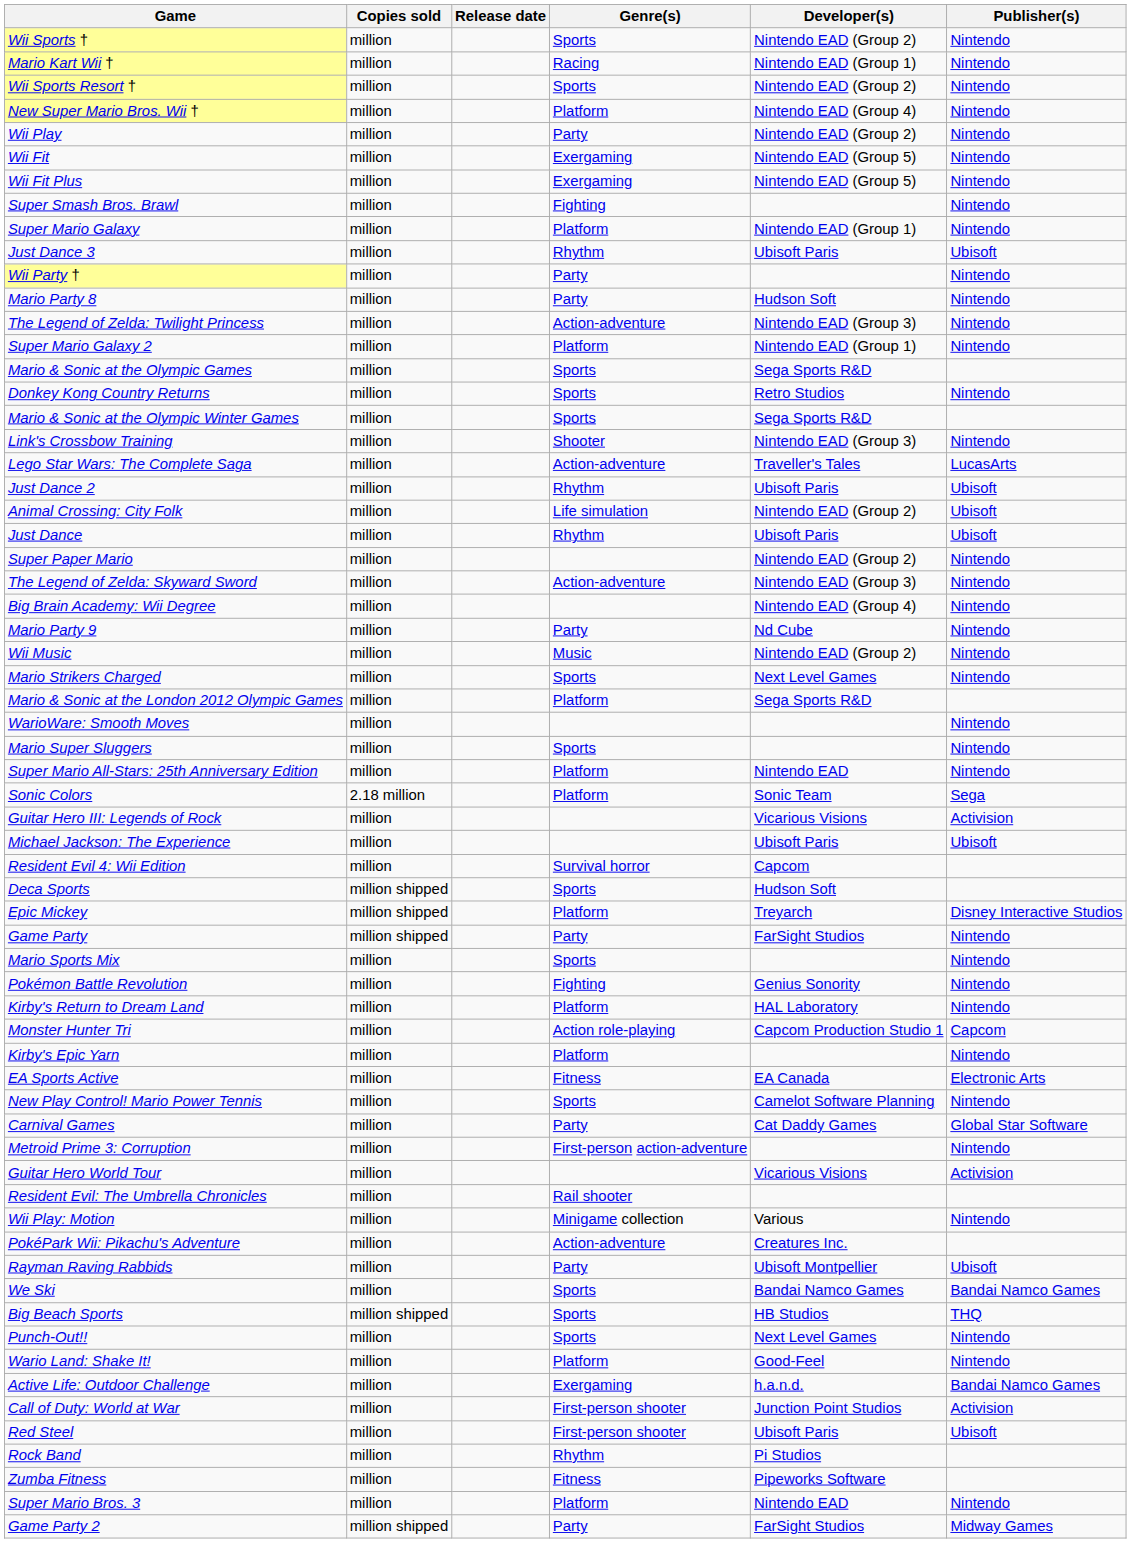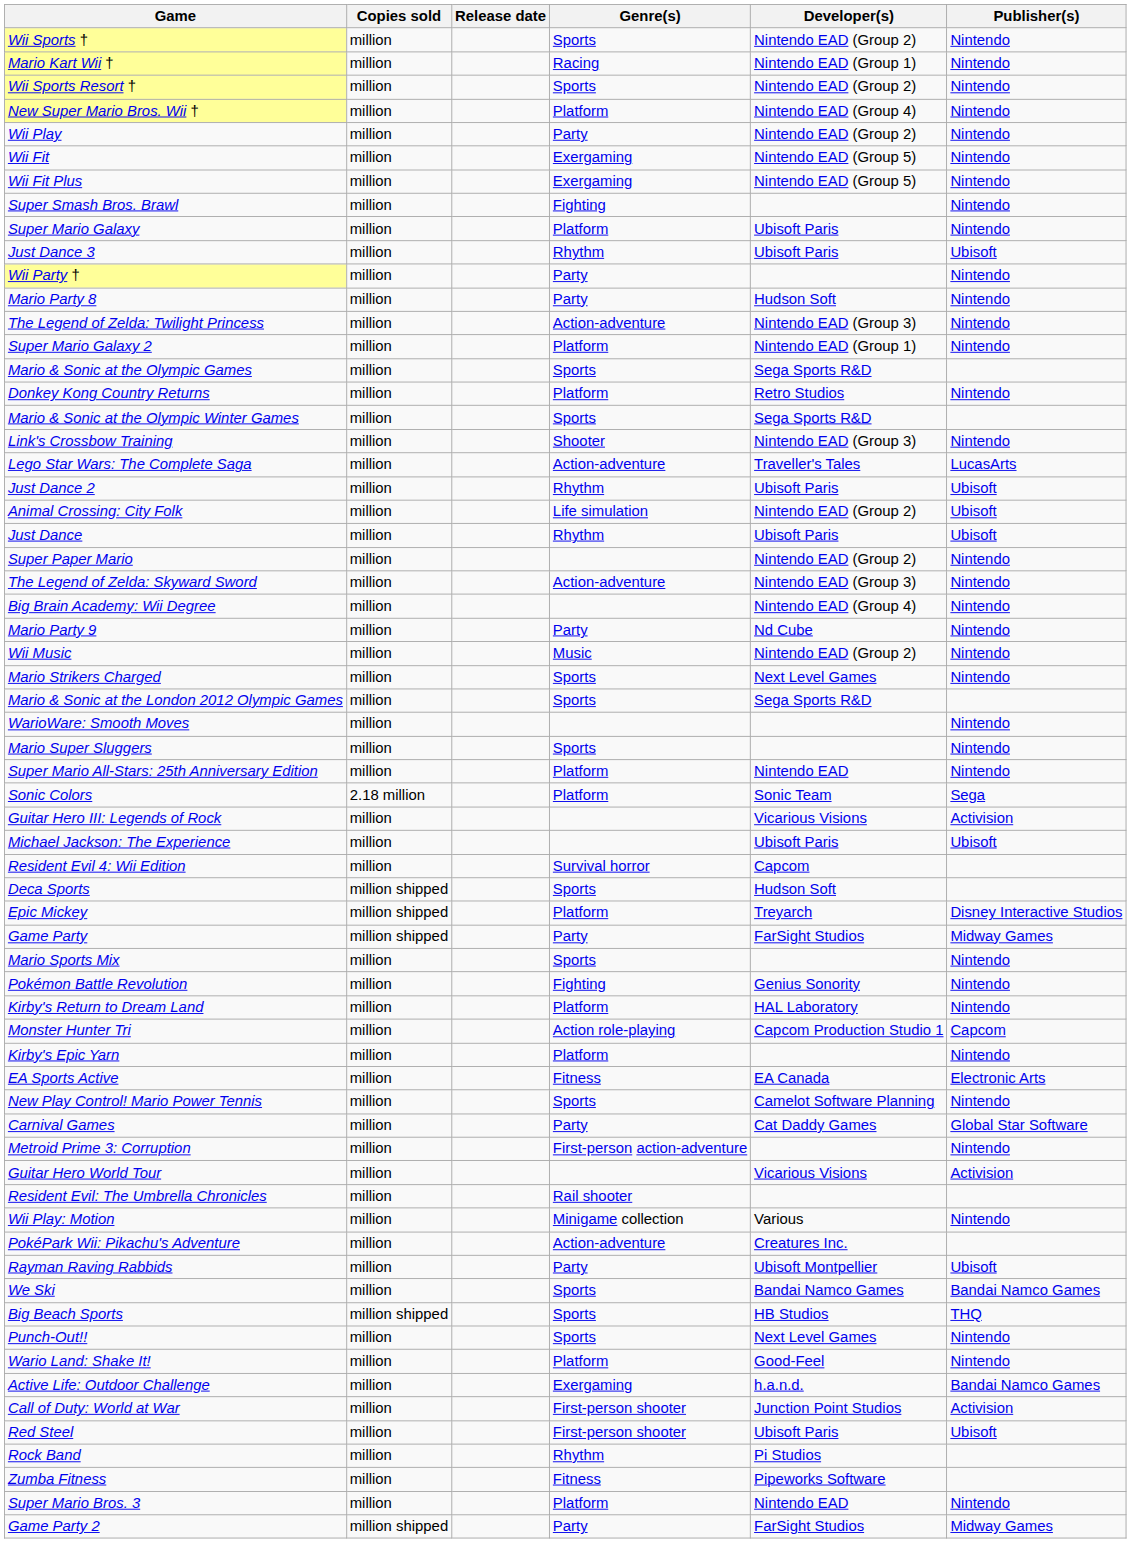(835, 228) Nintendo EAD (Group 1) -> (796, 228) Ubisoft Paris
(574, 393) Sports -> (581, 393) Platform
(581, 700) Platform -> (574, 700) Sports
(980, 936) Nintendo -> (1002, 936) Midway Games
